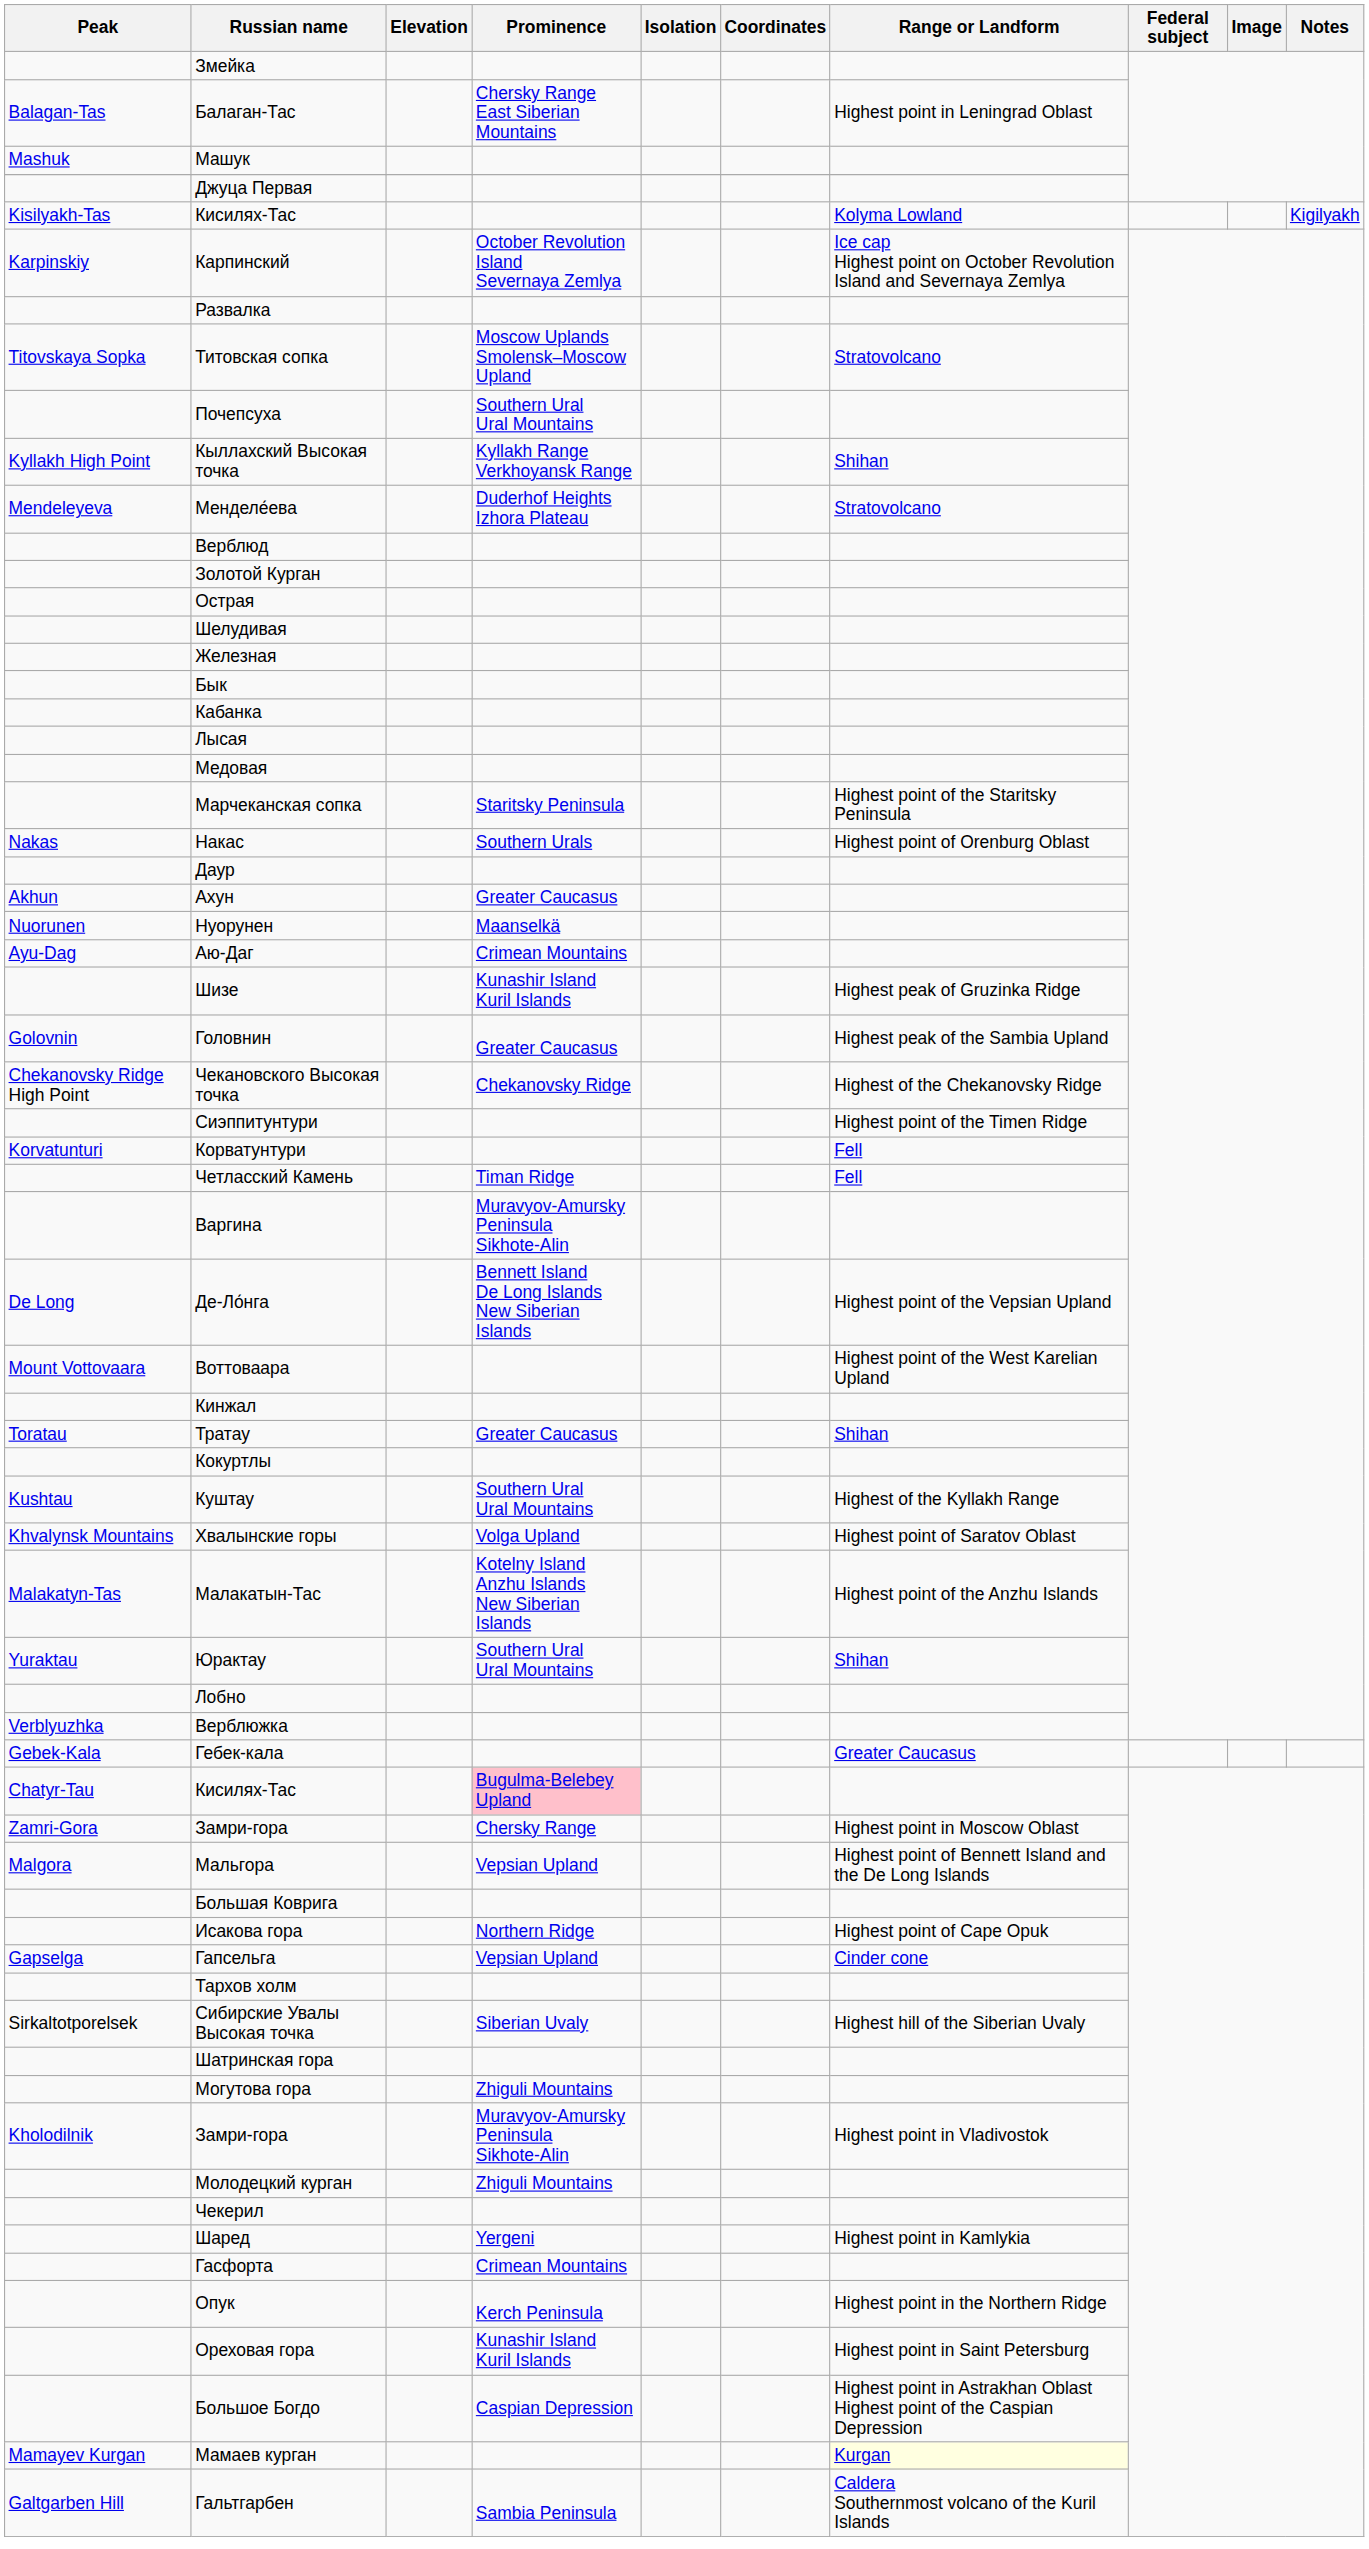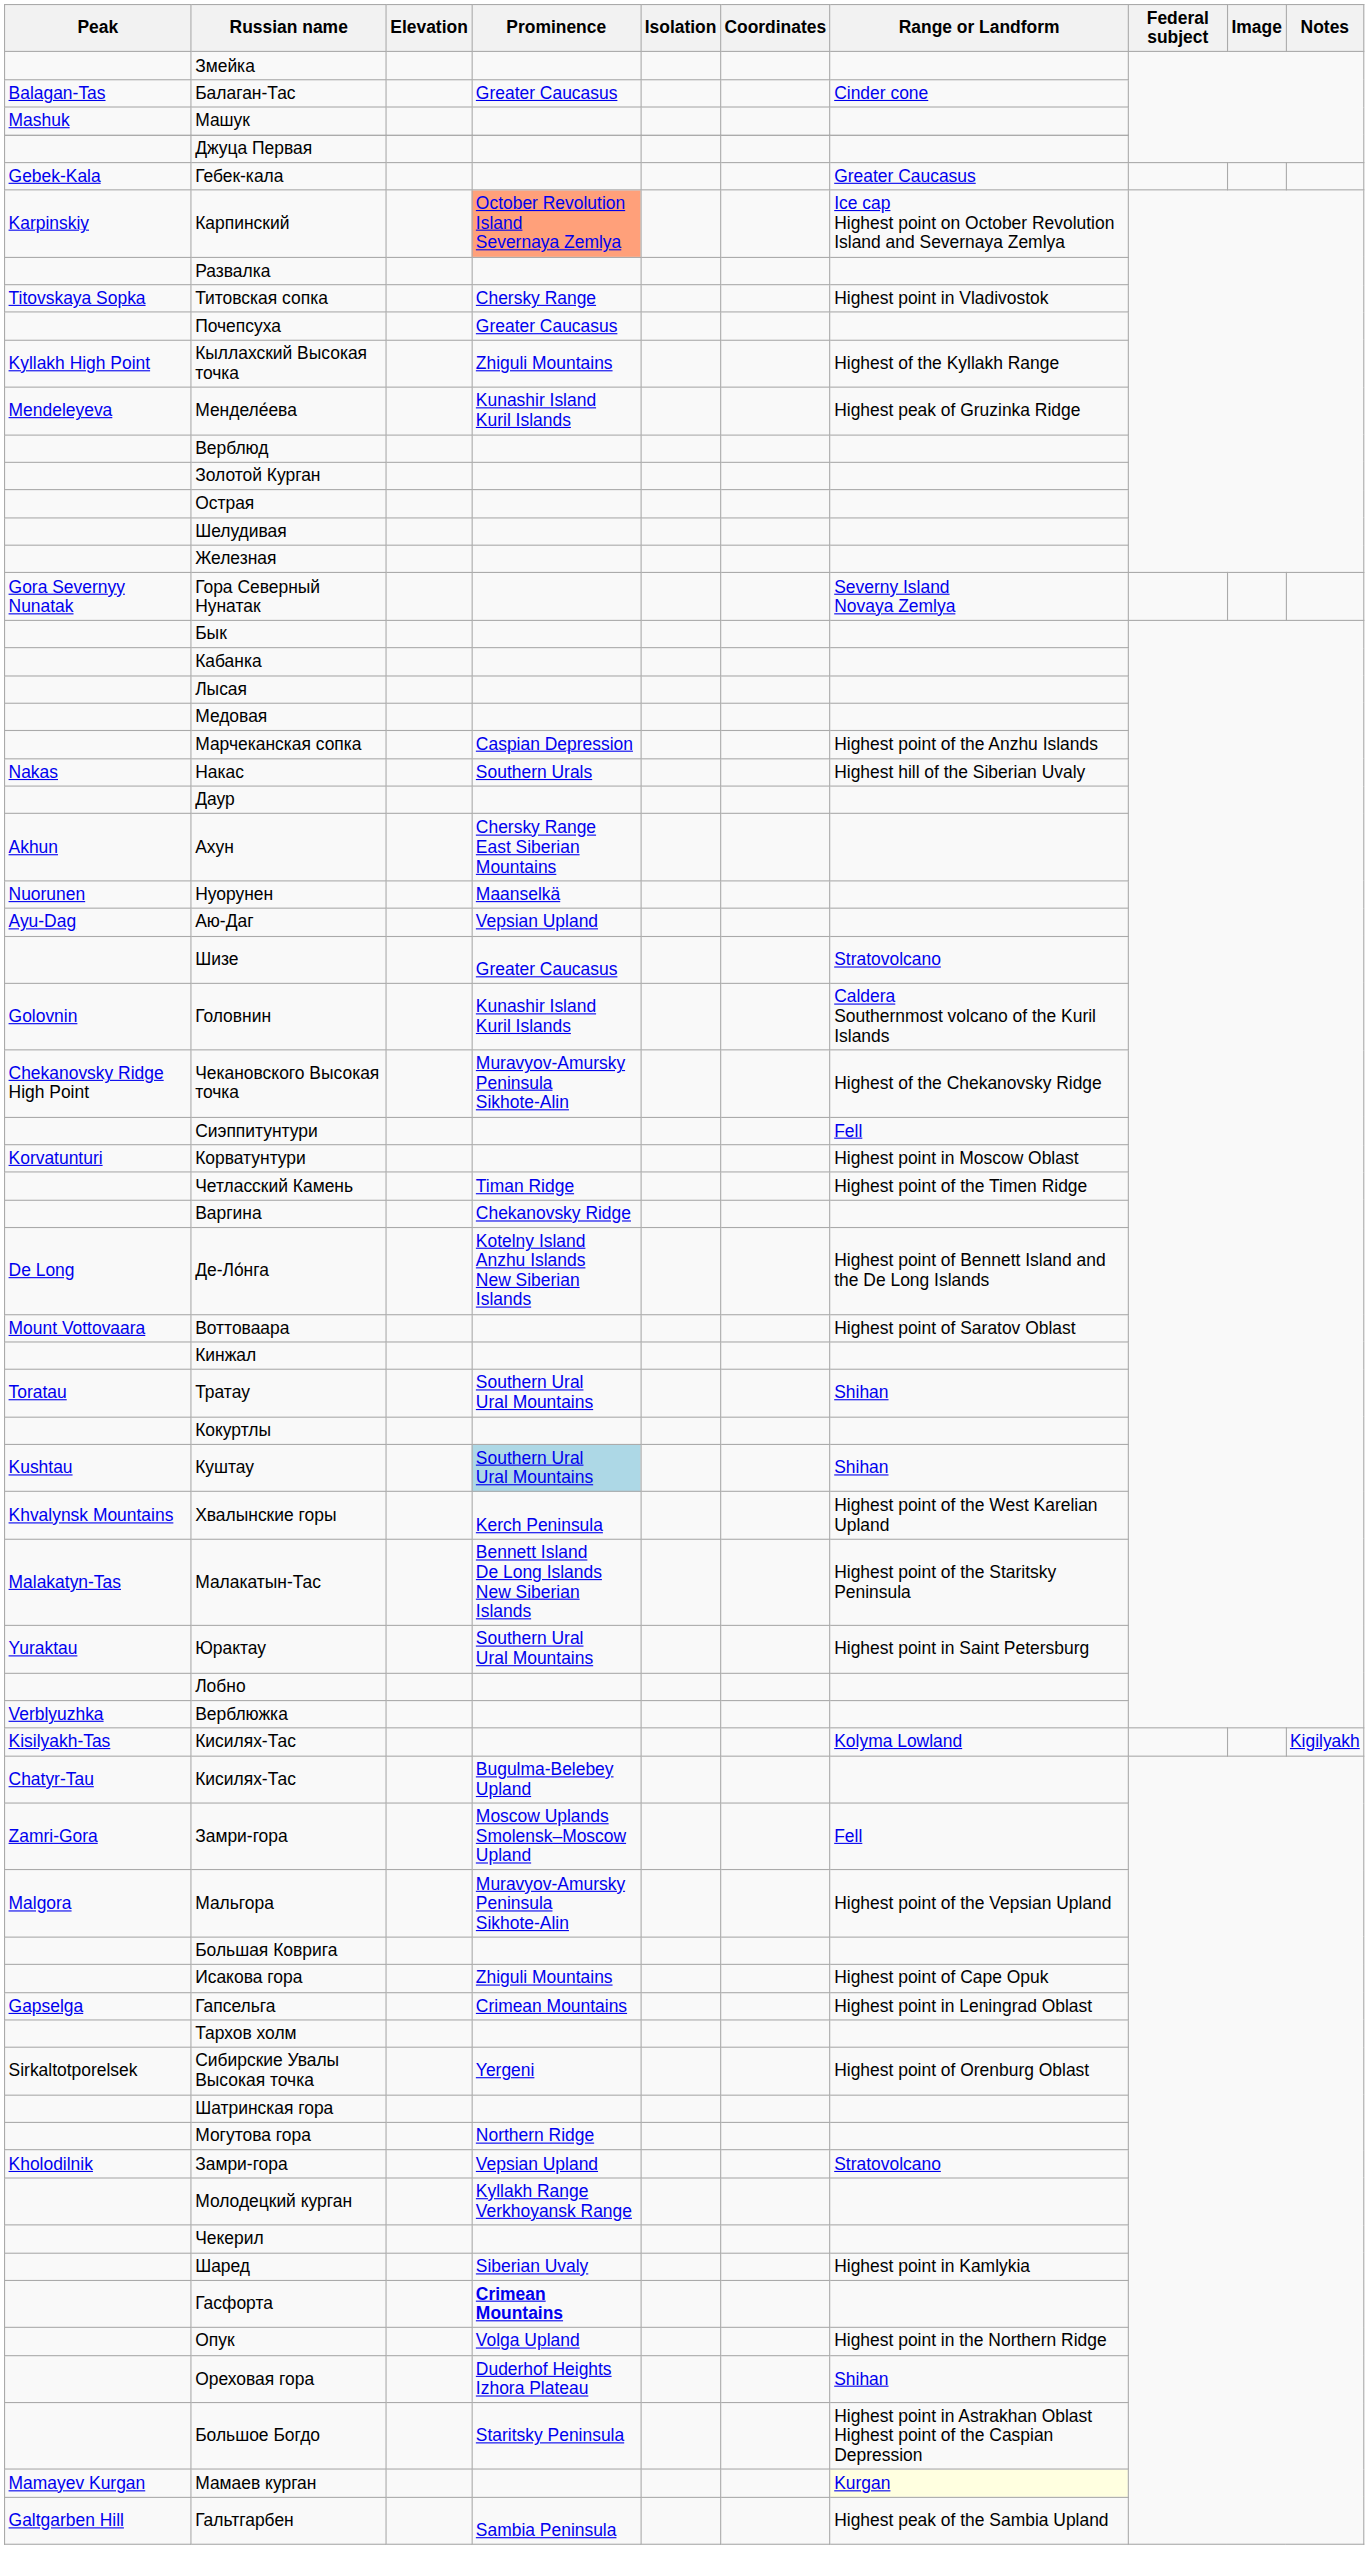(536, 112) Chersky Range East Siberian Mountains -> (547, 93) Greater Caucasus
(963, 112) Highest point in Leningrad Oblast -> (881, 93) Cinder cone
rows swapped: (55, 1753) <-> (59, 215)
(551, 262) no background -> (551, 223) lightsalmon background
(551, 357) Moscow Uplands Smolensk–Moscow Upland -> (536, 298) Chersky Range
(888, 357) Stratovolcano -> (941, 298) Highest point in Vladivostok
(535, 414) Southern Ural Ural Mountains -> (547, 326) Greater Caucasus
(554, 461) Kyllakh Range Verkhoyansk Range -> (544, 363) Zhiguli Mountains
(861, 461) Shihan -> (947, 363) Highest of the Kyllakh Range
(544, 508) Duderhof Heights Izhora Plateau -> (536, 410) Kunashir Island Kuril Islands
(888, 508) Stratovolcano -> (957, 410) Highest peak of Gruzinka Ridge
+ row: (67, 596)
(550, 805) Staritsky Peninsula -> (554, 744) Caspian Depression
(945, 805) Highest point of the Staritsky Peninsula -> (966, 744) Highest point of the Anzhu Islands
(962, 842) Highest point of Orenburg Oblast -> (960, 772) Highest hill of the Siberian Uvaly
(547, 897) Greater Caucasus -> (536, 847) Chersky Range East Siberian Mountains
(551, 953) Crimean Mountains -> (537, 922) Vepsian Upland
(536, 990) Kunashir Island Kuril Islands -> (547, 969) Greater Caucasus
(957, 990) Highest peak of Gruzinka Ridge -> (888, 959) Stratovolcano
(547, 1047) Greater Caucasus -> (536, 1016) Kunashir Island Kuril Islands
(971, 1038) Highest peak of the Sambia Upland -> (965, 1016) Caldera Southernmost volcano of the Kuril Islands
(553, 1085) Chekanovsky Ridge -> (550, 1083) Muravyov-Amursky Peninsula Sikhote-Alin
(961, 1122) Highest point of the Timen Ridge -> (848, 1130) Fell
(848, 1150) Fell -> (956, 1158) Highest point in Moscow Oblast
(848, 1178) Fell -> (961, 1186) Highest point of the Timen Ridge
(550, 1225) Muravyov-Amursky Peninsula Sikhote-Alin -> (553, 1213) Chekanovsky Ridge
(539, 1302) Bennett Island De Long Islands New Siberian Islands -> (531, 1270) Kotelny Island Anzhu Islands New Siberian Islands
(973, 1302) Highest point of the Vepsian Upland -> (970, 1270) Highest point of Bennett Island and the De Long Islands
(966, 1368) Highest point of the West Karelian Upland -> (955, 1327) Highest point of Saratov Oblast
(547, 1434) Greater Caucasus -> (535, 1393) Southern Ural Ural Mountains
(535, 1499) no background -> (535, 1468) lightblue background
(947, 1499) Highest of the Kyllakh Range -> (861, 1468) Shihan
(528, 1536) Volga Upland -> (539, 1525) Kerch Peninsula
(955, 1536) Highest point of Saratov Oblast -> (966, 1515) Highest point of the West Karelian Upland
(531, 1593) Kotelny Island Anzhu Islands New Siberian Islands -> (539, 1582) Bennett Island De Long Islands New Siberian Islands
(966, 1593) Highest point of the Anzhu Islands -> (945, 1582) Highest point of the Staritsky Peninsula
(861, 1660) Shihan -> (962, 1649) Highest point in Saint Petersburg
(545, 1790) pink background -> (545, 1779) no background
(536, 1828) Chersky Range -> (551, 1836) Moscow Uplands Smolensk–Moscow Upland
(956, 1828) Highest point in Moscow Oblast -> (848, 1836) Fell
(537, 1865) Vepsian Upland -> (550, 1903) Muravyov-Amursky Peninsula Sikhote-Alin
(970, 1865) Highest point of Bennett Island and the De Long Islands -> (973, 1903) Highest point of the Vepsian Upland
(535, 1931) Northern Ridge -> (544, 1978) Zhiguli Mountains
(537, 1958) Vepsian Upland -> (551, 2005) Crimean Mountains
(881, 1958) Cinder cone -> (963, 2005) Highest point in Leningrad Oblast
(532, 2023) Siberian Uvaly -> (505, 2071) Yergeni
(960, 2023) Highest hill of the Siberian Uvaly -> (962, 2071) Highest point of Orenburg Oblast
(544, 2088) Zhiguli Mountains -> (535, 2136) Northern Ridge
(550, 2136) Muravyov-Amursky Peninsula Sikhote-Alin -> (537, 2163) Vepsian Upland
(941, 2136) Highest point in Vladivostok -> (888, 2163) Stratovolcano
(544, 2183) Zhiguli Mountains -> (554, 2201) Kyllakh Range Verkhoyansk Range
(505, 2238) Yergeni -> (532, 2266) Siberian Uvaly
(551, 2266) normal -> (519, 2303) bold
(539, 2313) Kerch Peninsula -> (528, 2341) Volga Upland
(536, 2351) Kunashir Island Kuril Islands -> (544, 2378) Duderhof Heights Izhora Plateau
(962, 2351) Highest point in Saint Petersburg -> (861, 2378) Shihan
(554, 2408) Caspian Depression -> (550, 2435) Staritsky Peninsula
(965, 2502) Caldera Southernmost volcano of the Kuril Islands -> (971, 2520) Highest peak of the Sambia Upland
